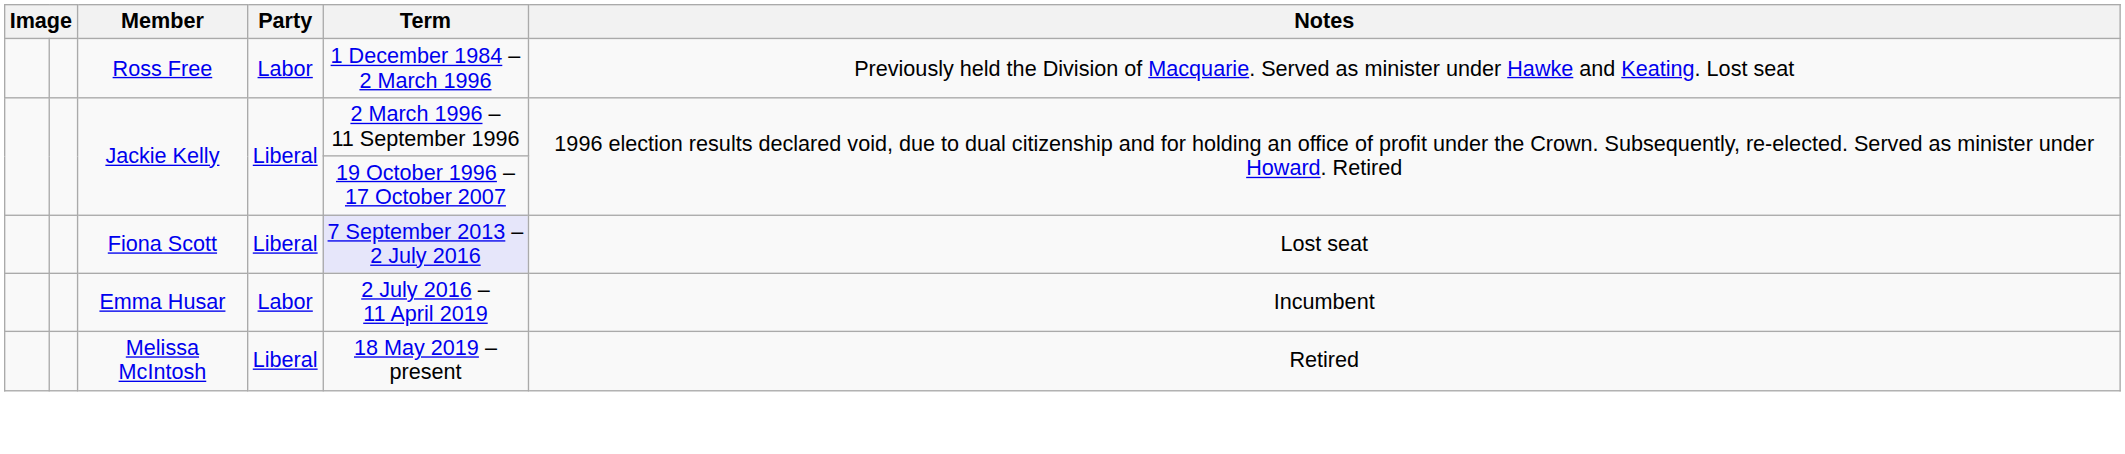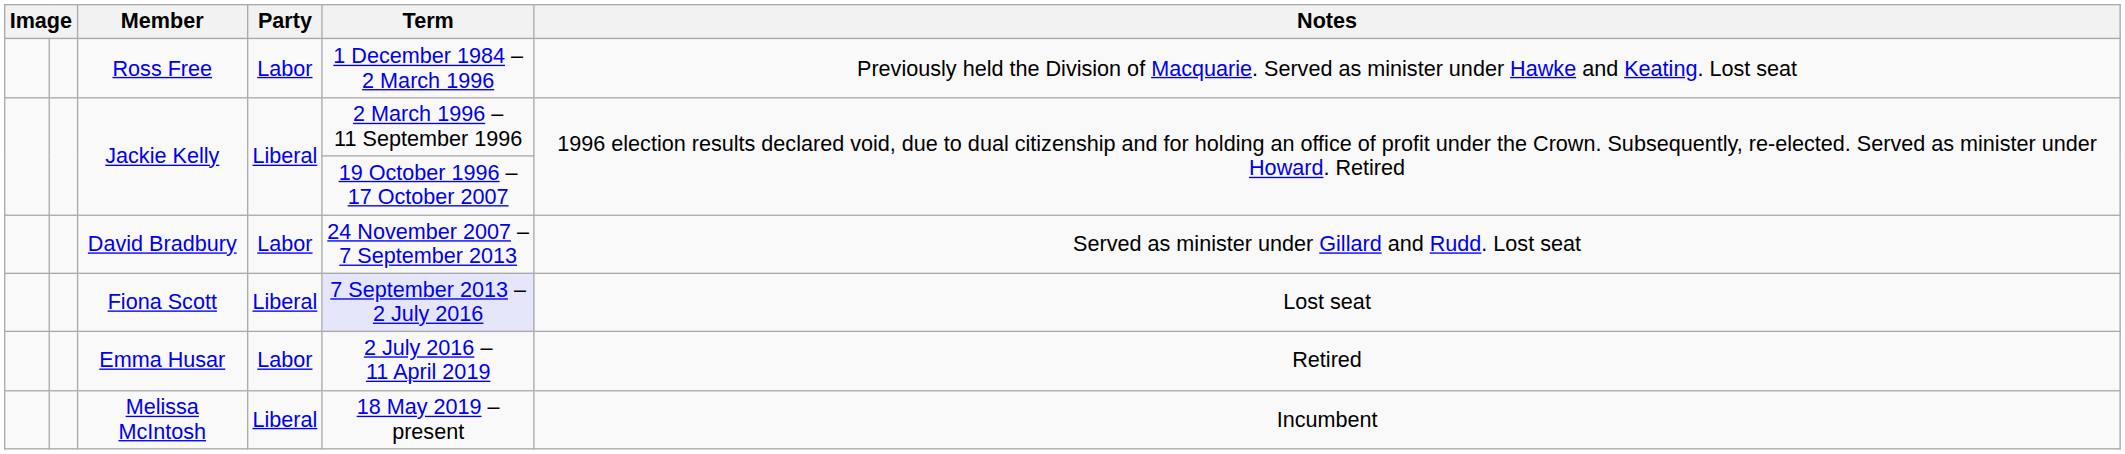+ row: (162, 243)
(1324, 302) Incumbent -> (1327, 360) Retired
(1324, 360) Retired -> (1327, 419) Incumbent
